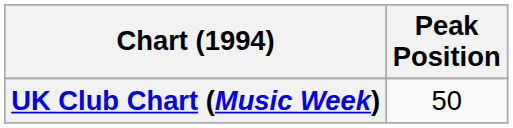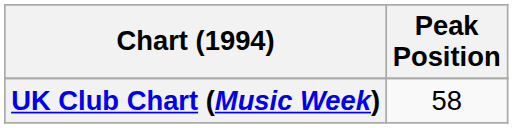(447, 100) 50 -> (447, 100) 58
